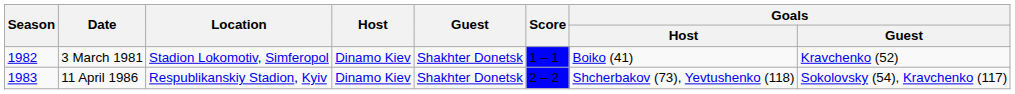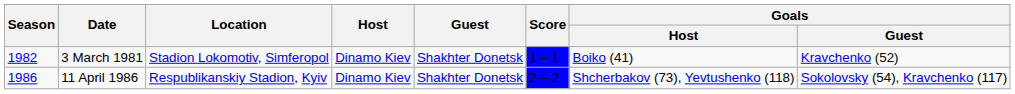(22, 78) 1983 -> (22, 78) 1986
